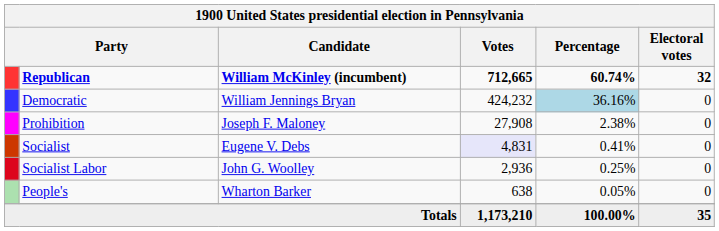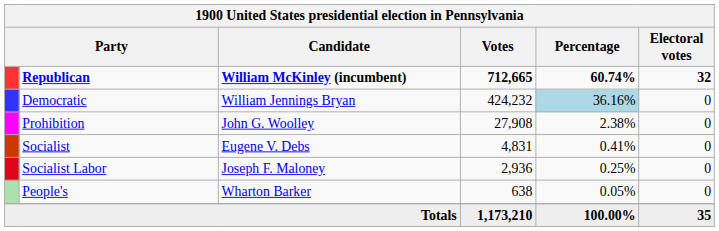(273, 123) Joseph F. Maloney -> (268, 123) John G. Woolley
(517, 146) lavender background -> (517, 146) no background
(268, 169) John G. Woolley -> (273, 169) Joseph F. Maloney
